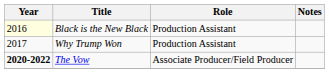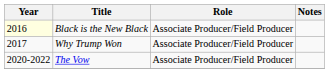(194, 28) Production Assistant -> (223, 28) Associate Producer/Field Producer
(194, 44) Production Assistant -> (223, 44) Associate Producer/Field Producer
(28, 60) bold -> (28, 60) normal
